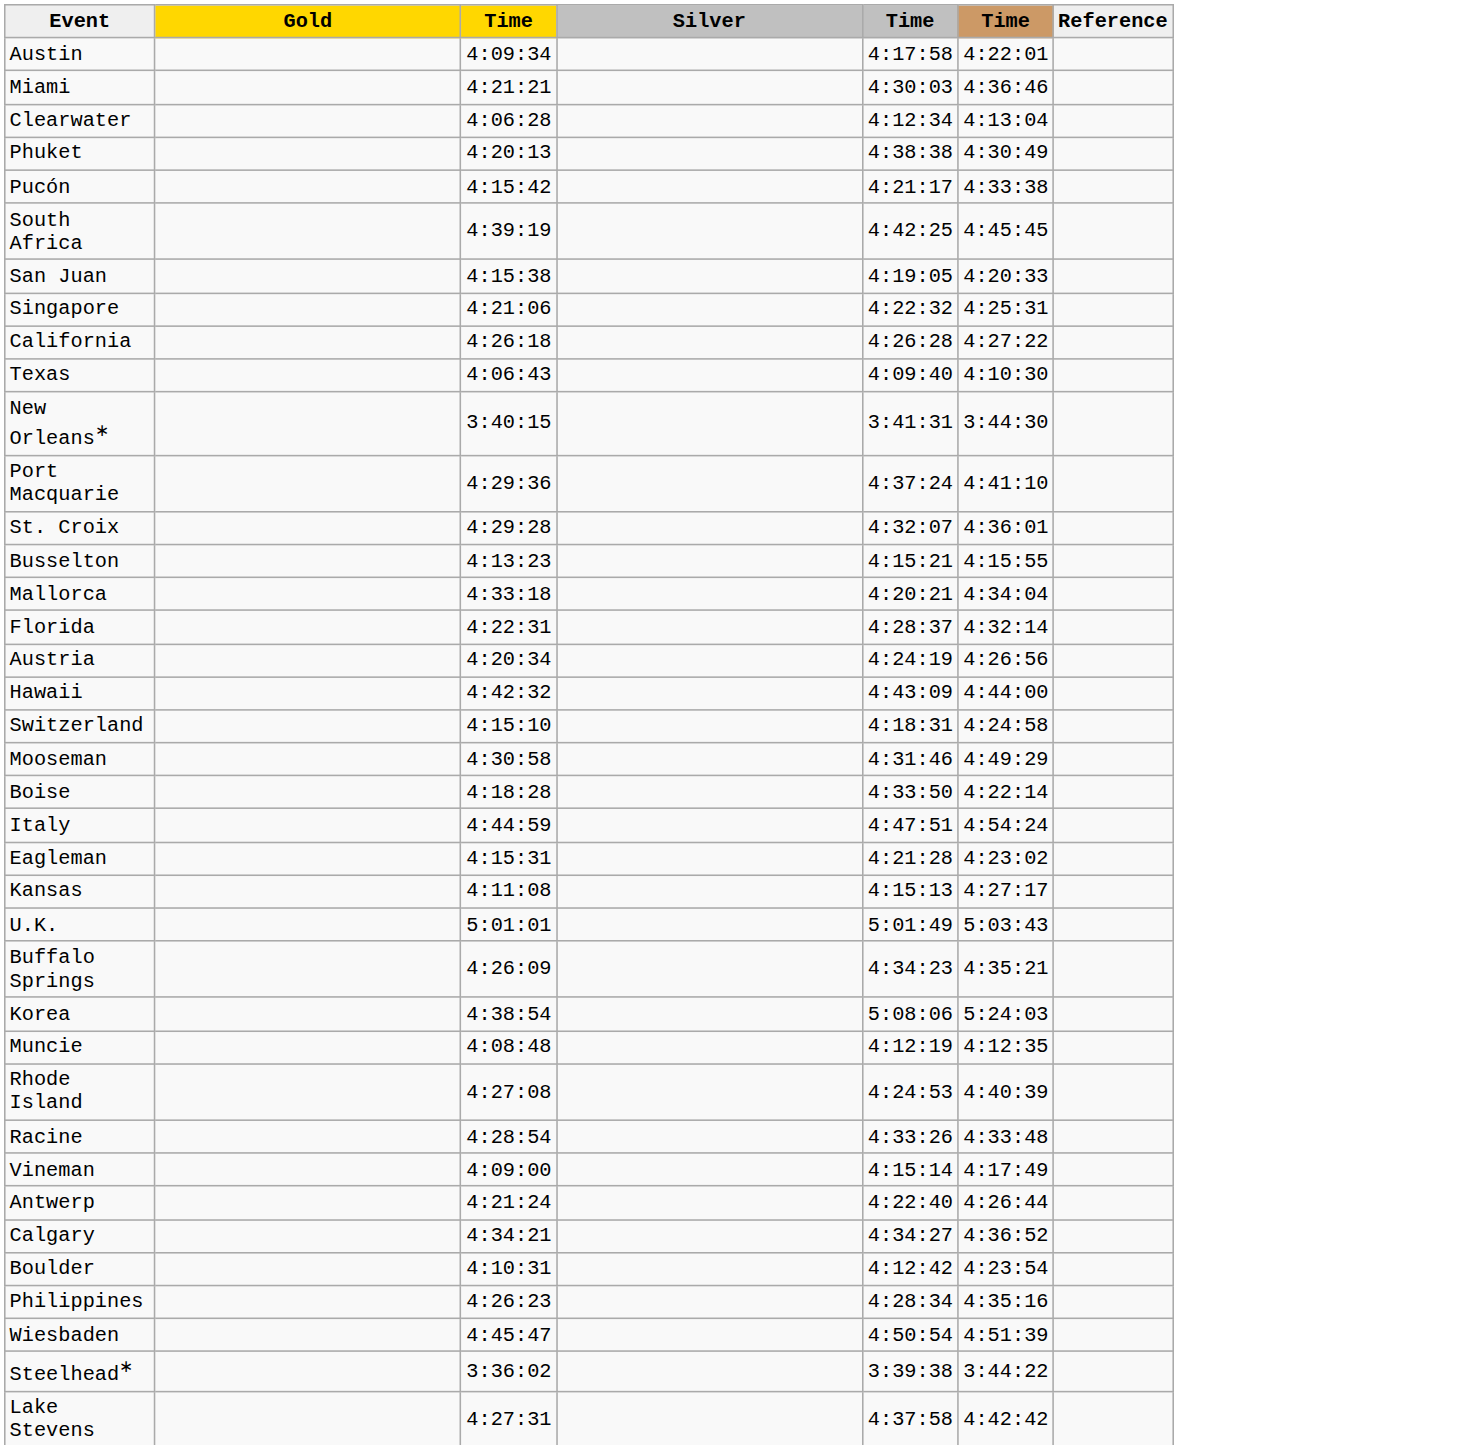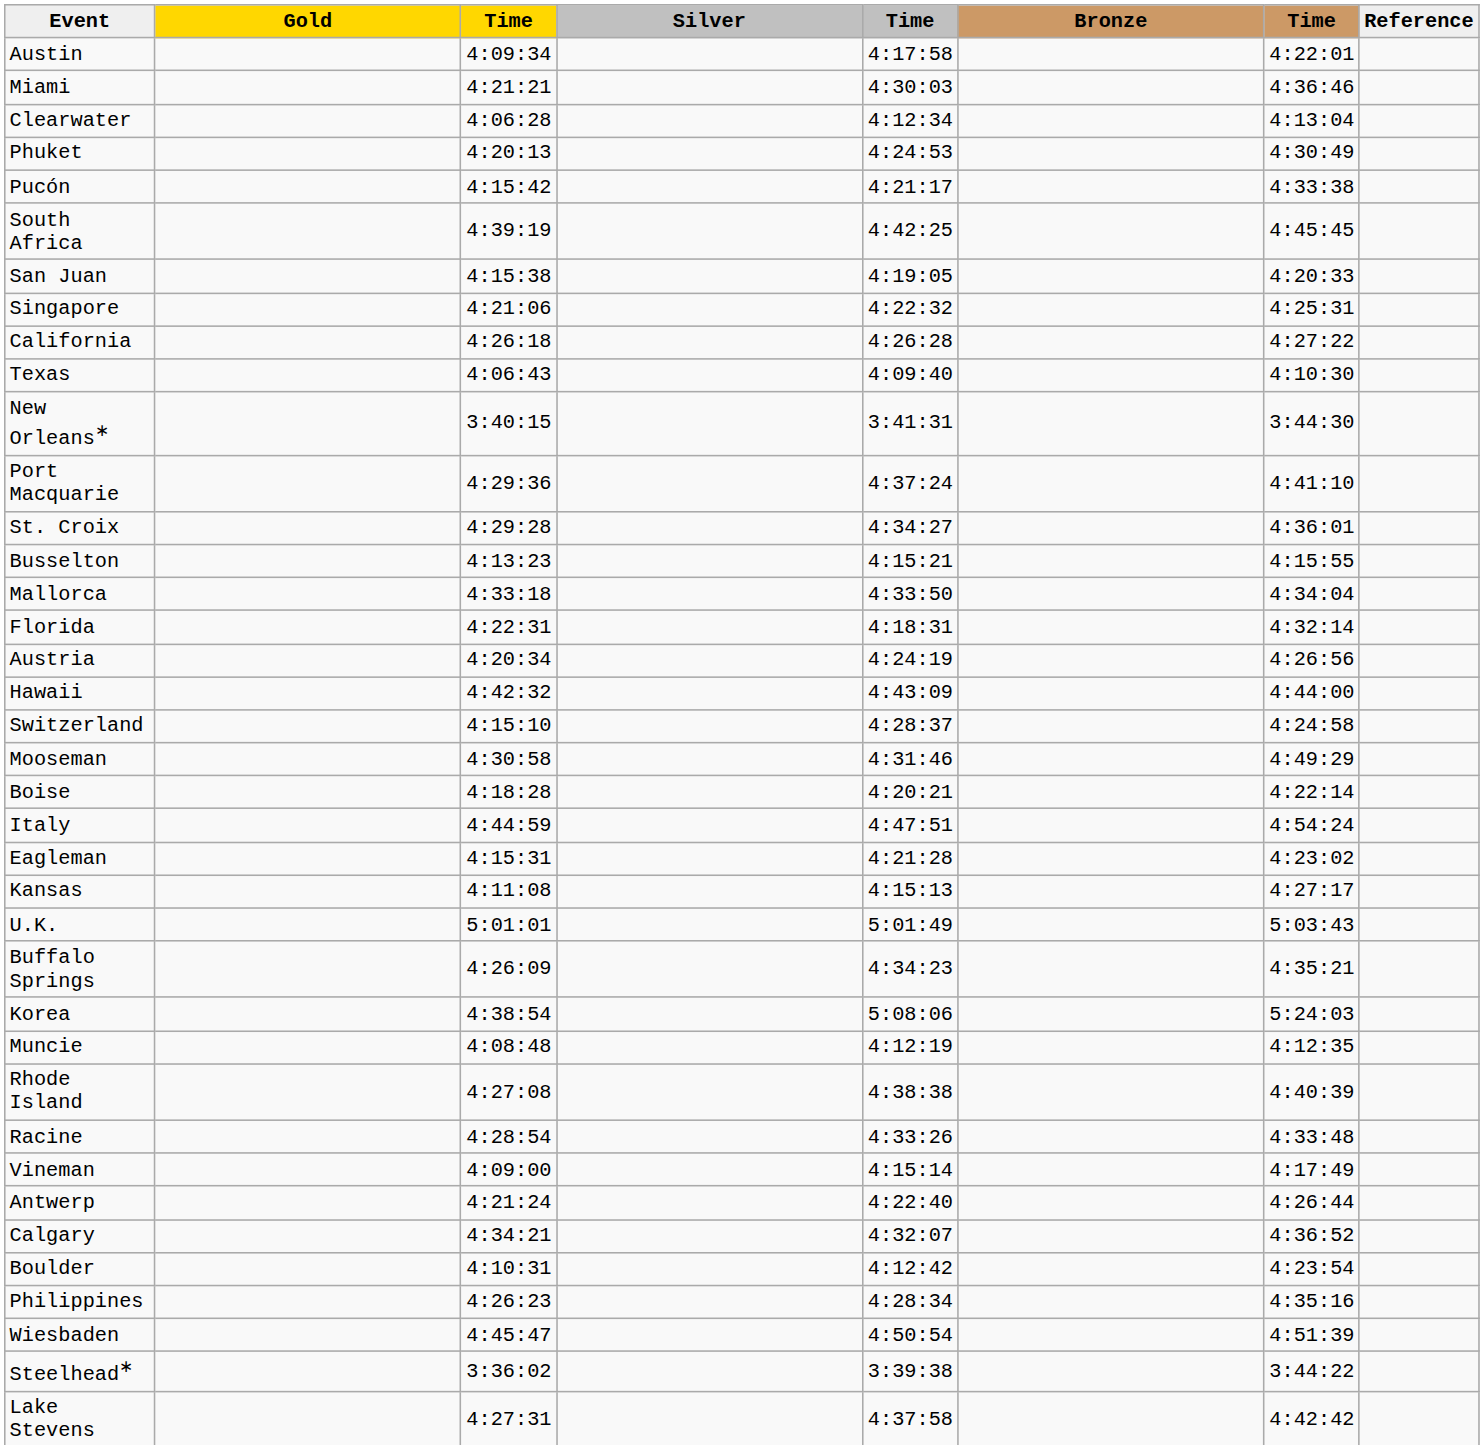+ column: (1111, 21)
(910, 154) 4:38:38 -> (910, 154) 4:24:53
(910, 528) 4:32:07 -> (910, 528) 4:34:27
(910, 594) 4:20:21 -> (910, 594) 4:33:50
(910, 627) 4:28:37 -> (910, 627) 4:18:31
(910, 726) 4:18:31 -> (910, 726) 4:28:37
(910, 792) 4:33:50 -> (910, 792) 4:20:21
(910, 1092) 4:24:53 -> (910, 1092) 4:38:38
(910, 1236) 4:34:27 -> (910, 1236) 4:32:07
